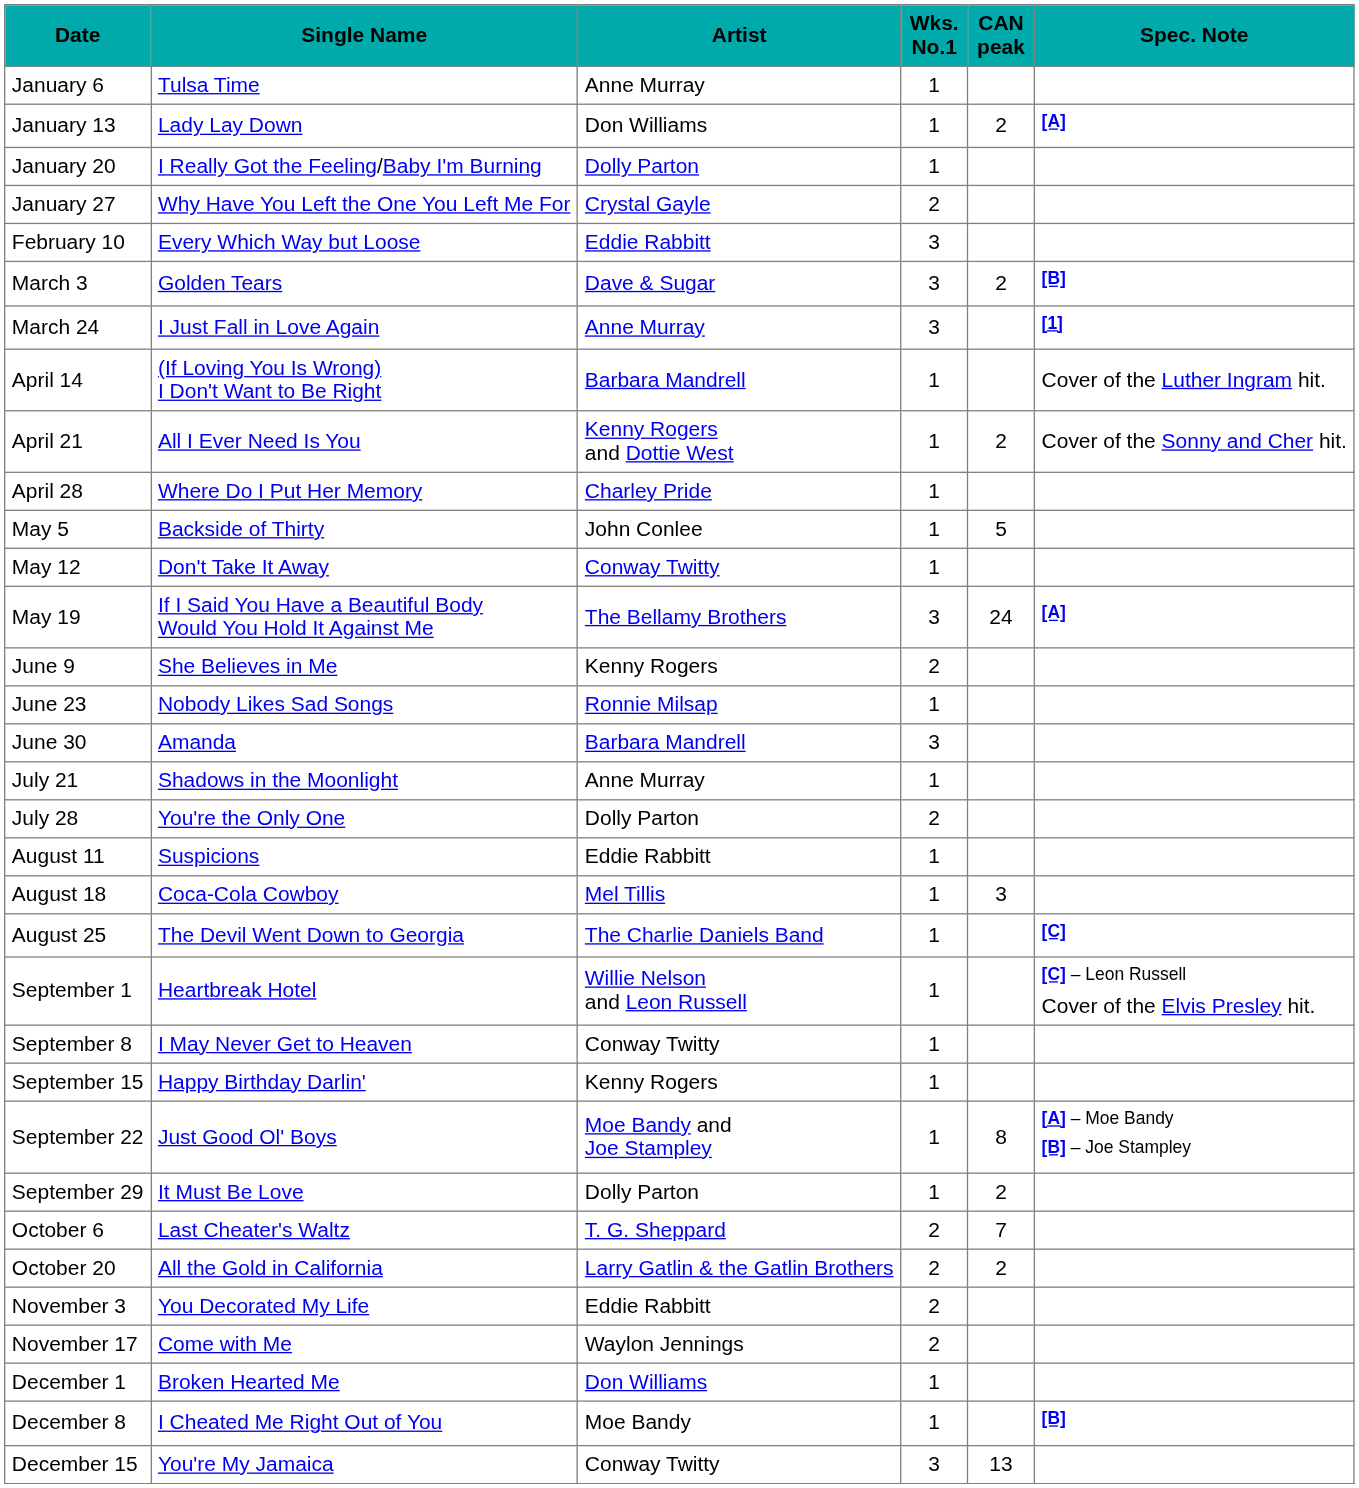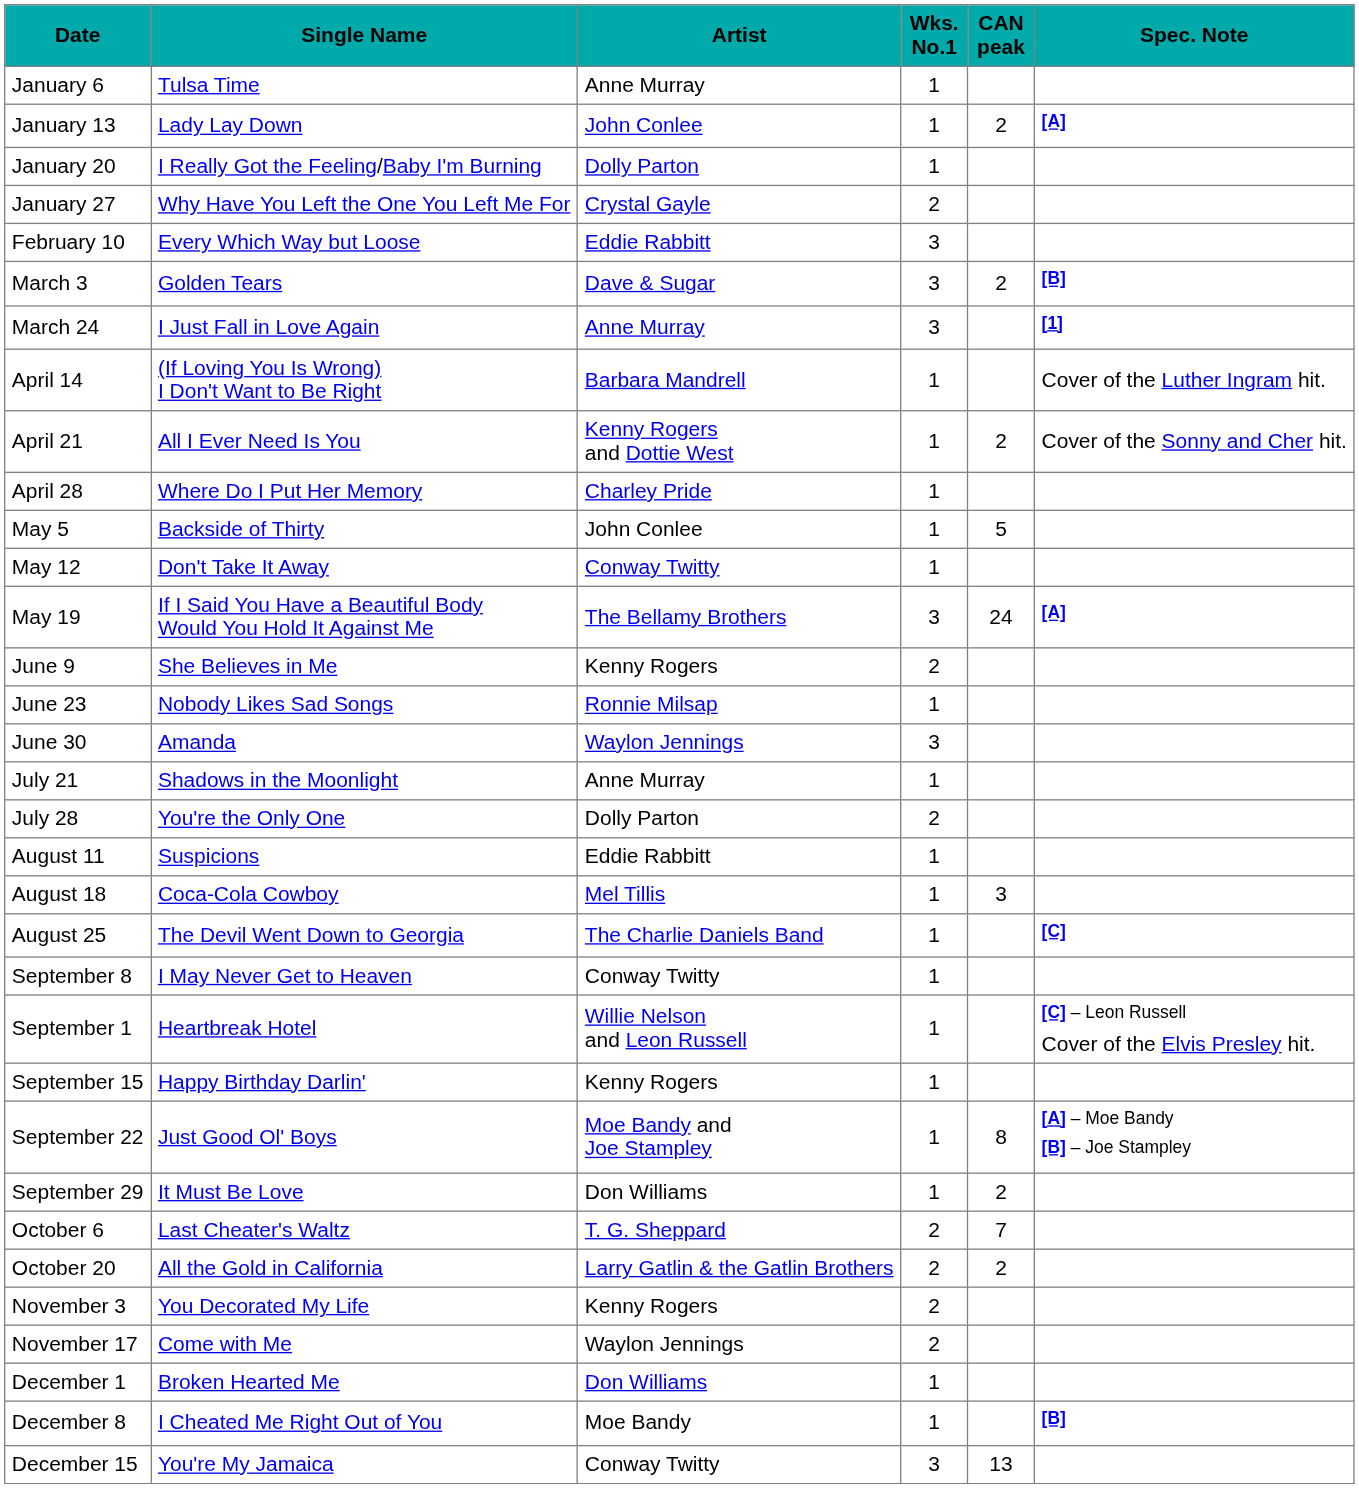(646, 125) Don Williams -> (644, 125) John Conlee
(665, 742) Barbara Mandrell -> (664, 742) Waylon Jennings
rows swapped: (72, 990) <-> (72, 1043)
(642, 1192) Dolly Parton -> (646, 1192) Don Williams
(648, 1306) Eddie Rabbitt -> (651, 1306) Kenny Rogers
